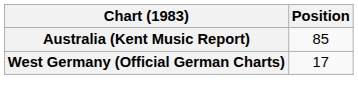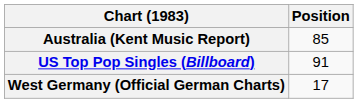+ row: (146, 62)
